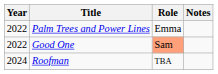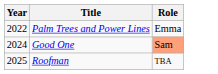- column: (198, 12)
(17, 45) 2022 -> (17, 45) 2024
(17, 61) 2024 -> (17, 61) 2025
